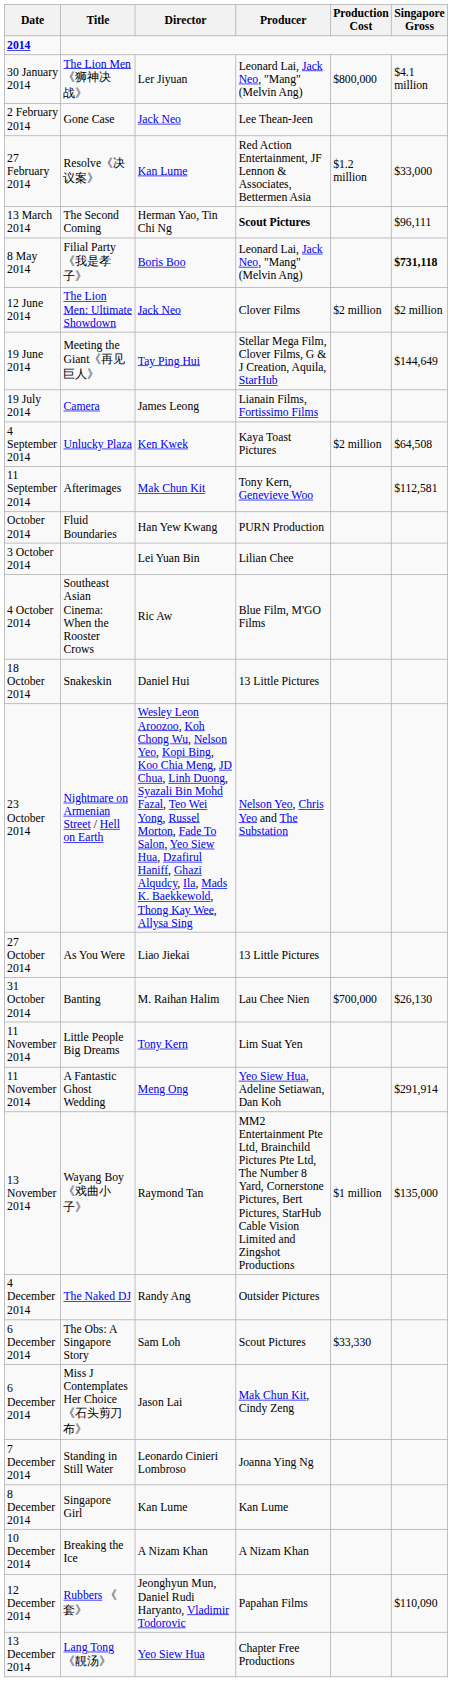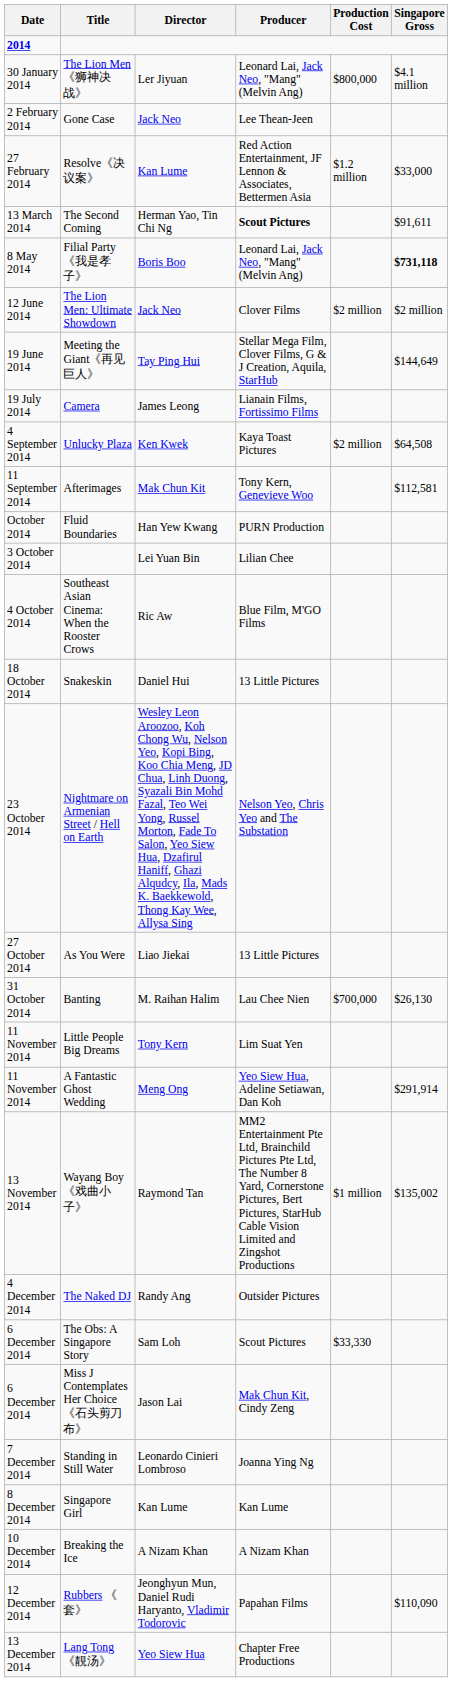(413, 222) $96,111 -> (413, 222) $91,611
(416, 1193) $135,000 -> (416, 1193) $135,002
